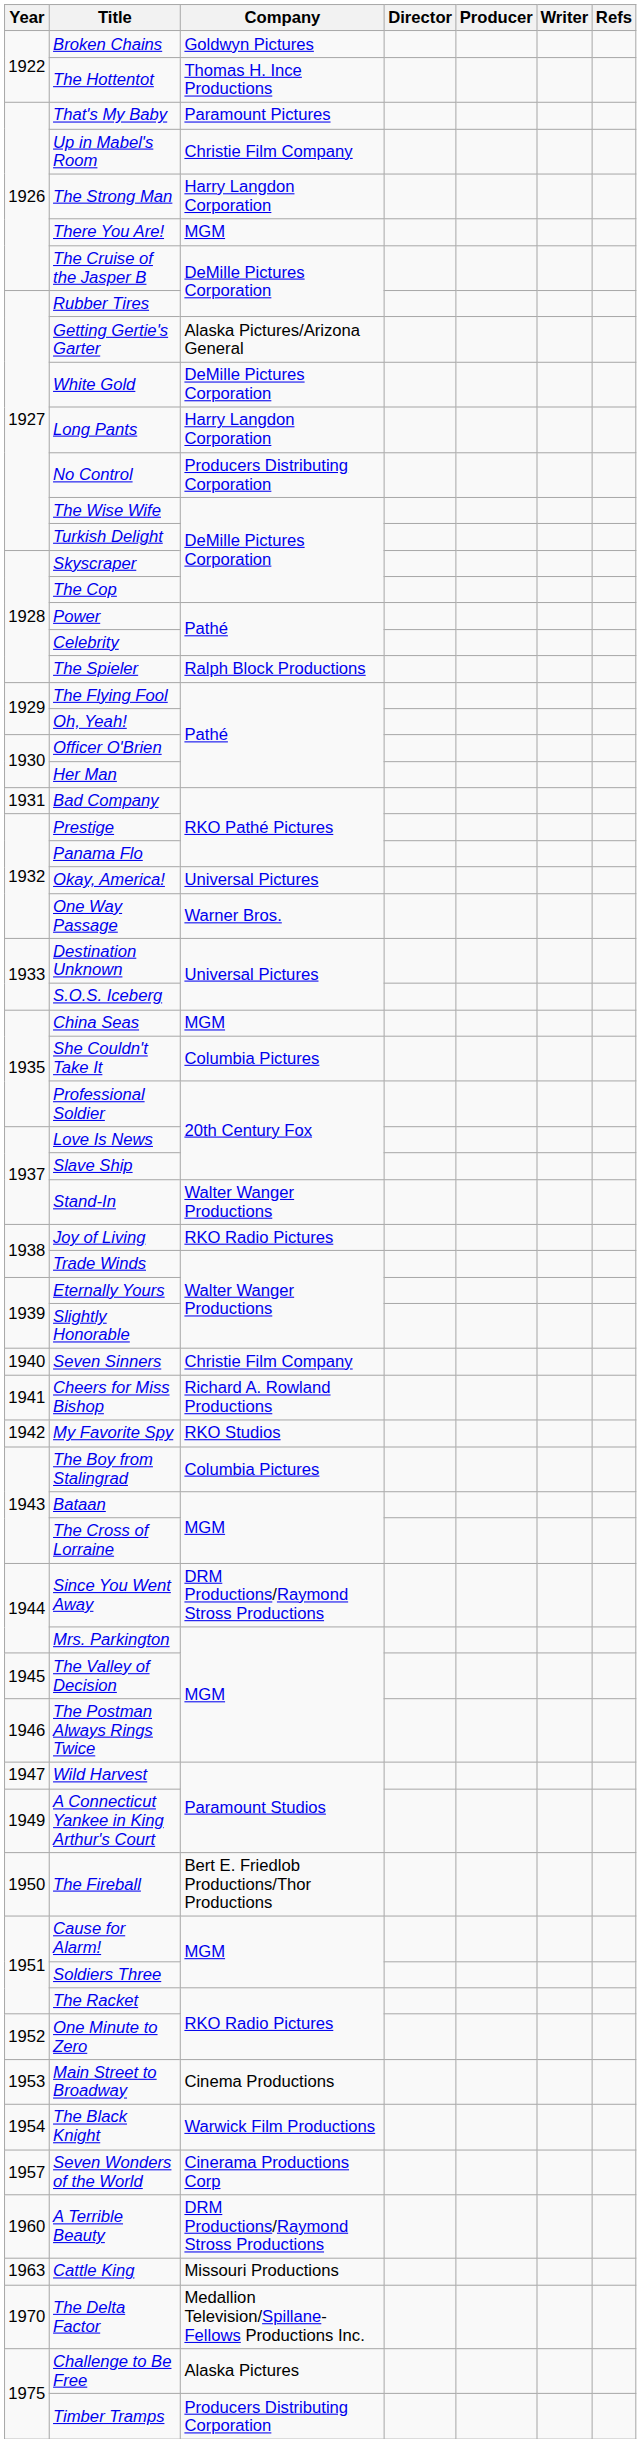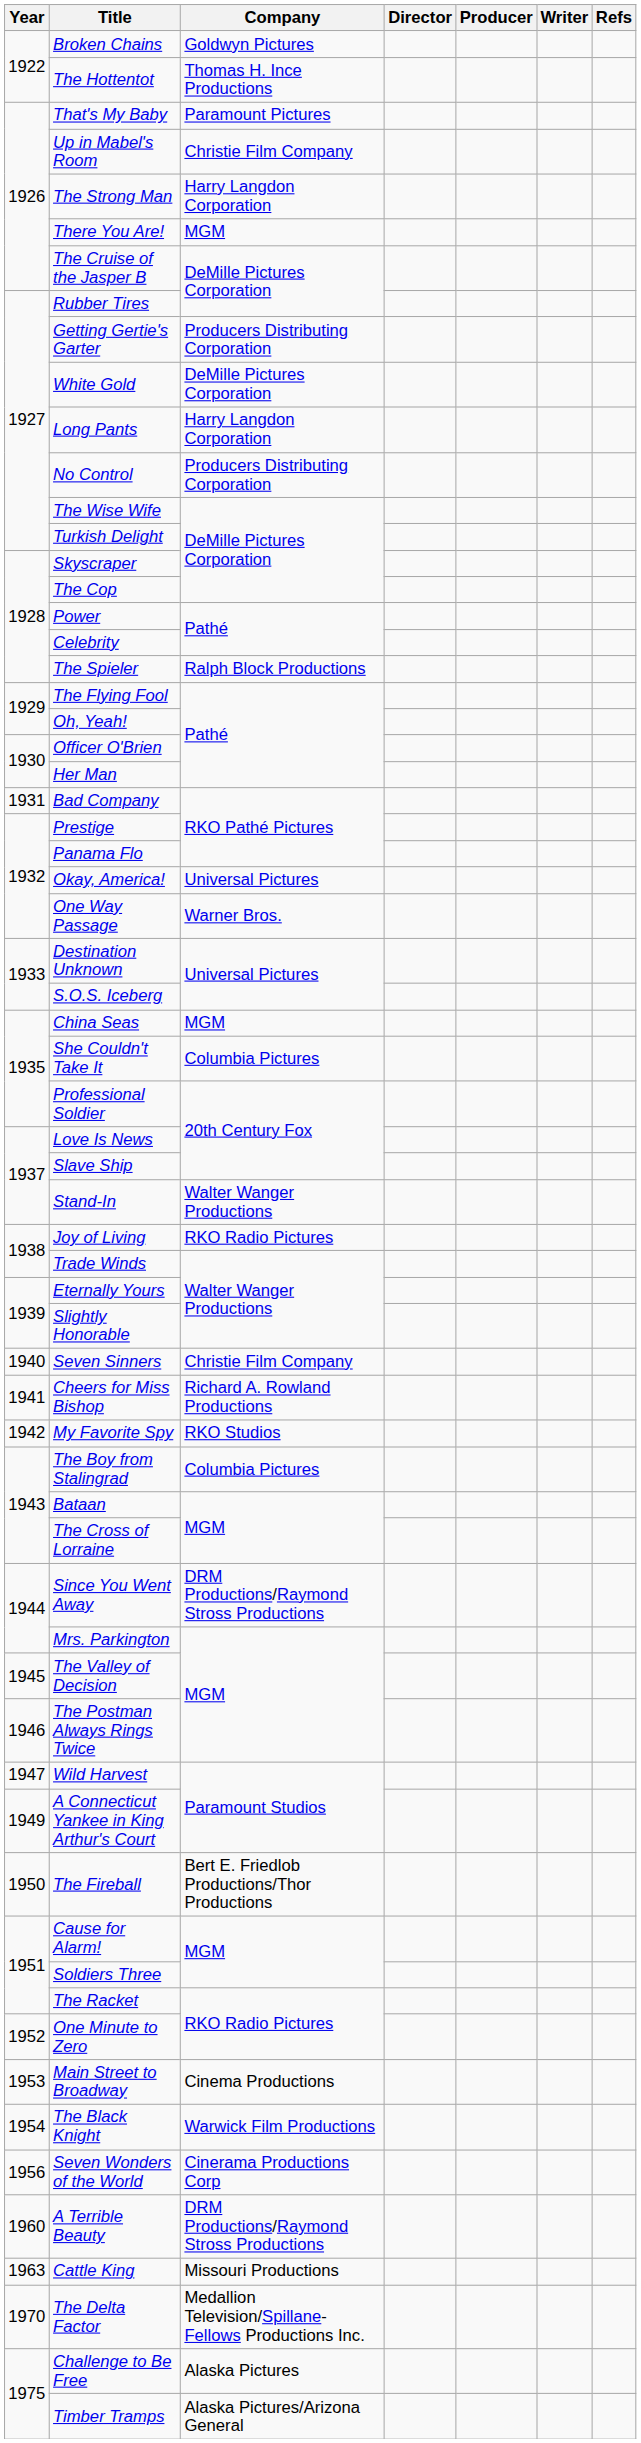(272, 339) Alaska Pictures/Arizona General -> (266, 339) Producers Distributing Corporation
(27, 2172) 1957 -> (27, 2172) 1956
(266, 2416) Producers Distributing Corporation -> (272, 2416) Alaska Pictures/Arizona General
